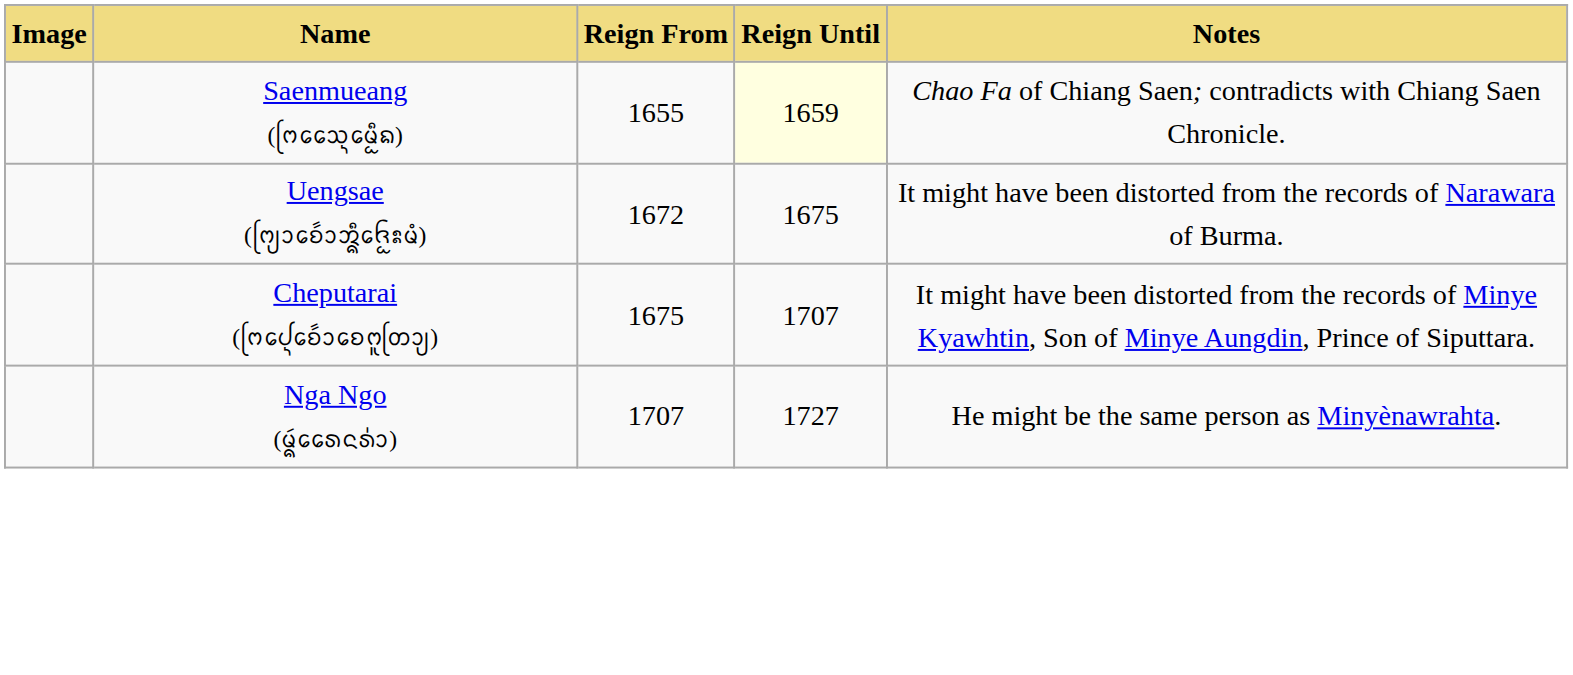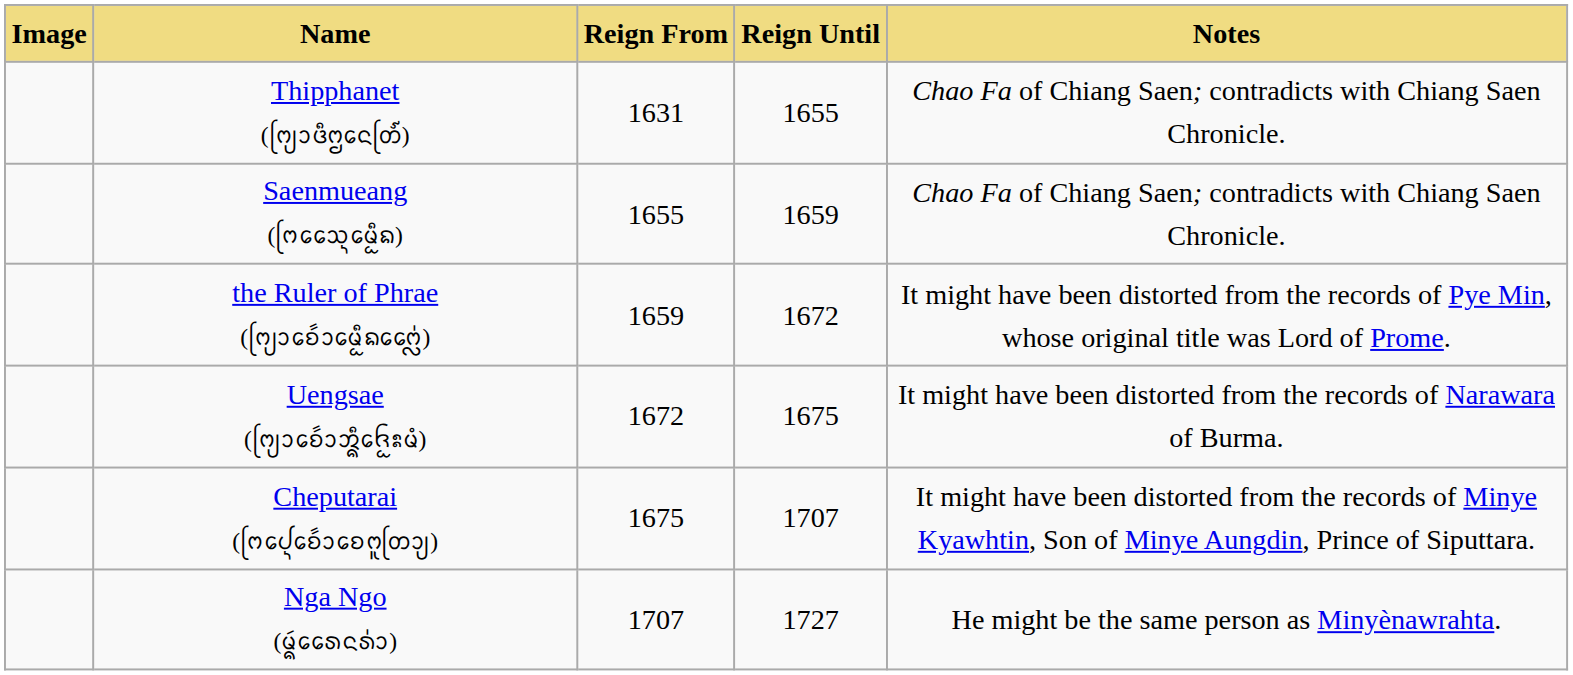+ row: (335, 111)
(811, 112) lightyellow background -> (811, 214) no background
+ row: (335, 314)
